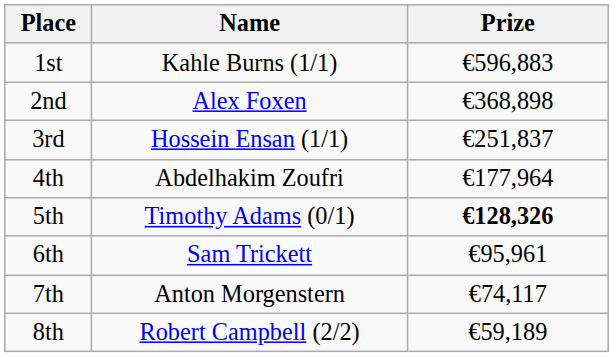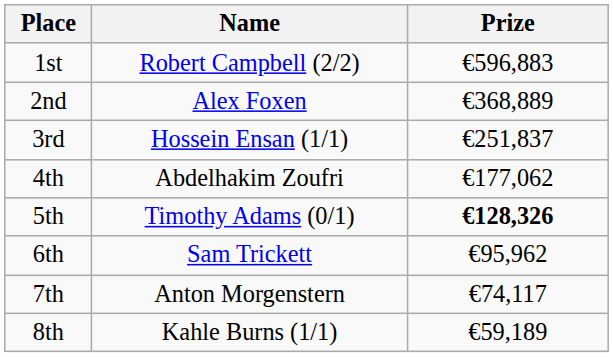(250, 62) Kahle Burns (1/1) -> (250, 62) Robert Campbell (2/2)
(508, 100) €368,898 -> (508, 100) €368,889
(508, 178) €177,964 -> (508, 178) €177,062
(508, 255) €95,961 -> (508, 255) €95,962
(250, 332) Robert Campbell (2/2) -> (250, 332) Kahle Burns (1/1)
